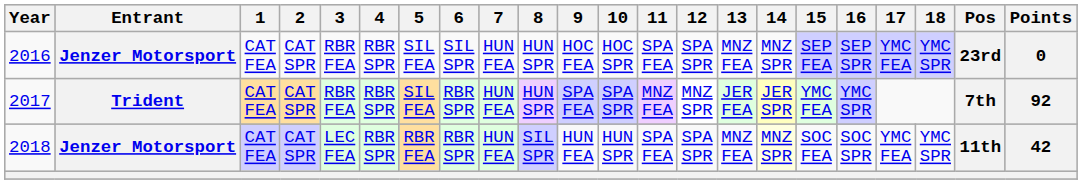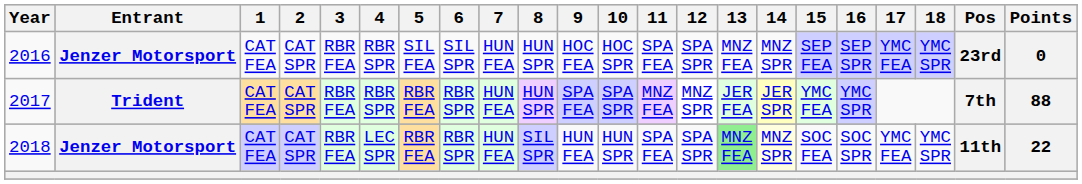(419, 101) SIL FEA -> (419, 101) RBR FEA
(1041, 101) 92 -> (1041, 101) 88
(340, 148) LEC FEA -> (340, 148) RBR FEA
(379, 148) RBR SPR -> (379, 148) LEC SPR
(737, 148) no background -> (737, 148) lightgreen background
(1041, 148) 42 -> (1041, 148) 22
